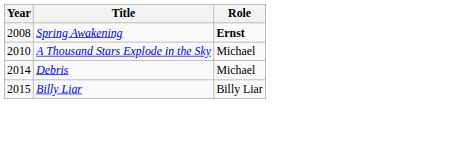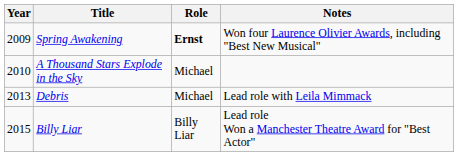+ column: (337, 13)
(19, 32) 2008 -> (19, 39) 2009
(19, 70) 2014 -> (19, 96) 2013
